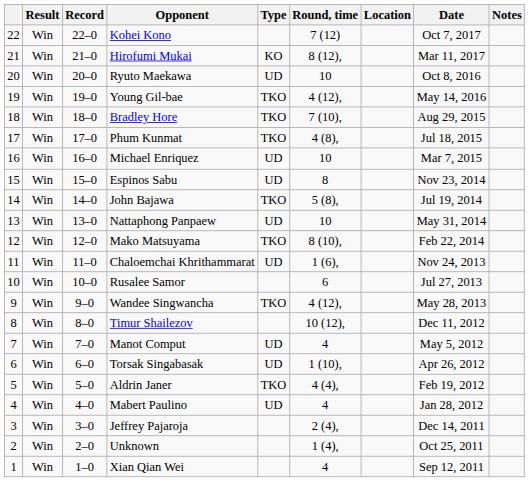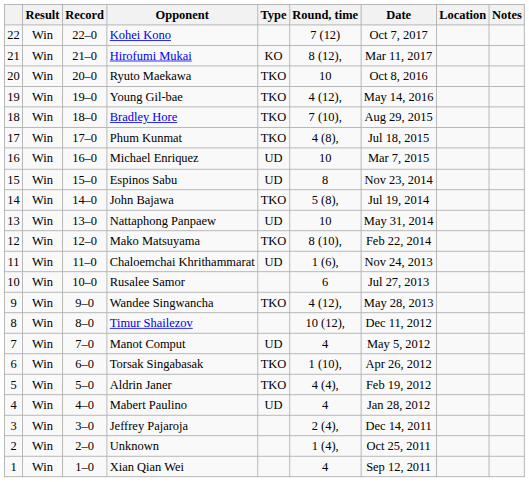columns swapped: (451, 14) <-> (387, 14)
(273, 76) UD -> (273, 76) TKO
(273, 364) UD -> (273, 364) TKO
